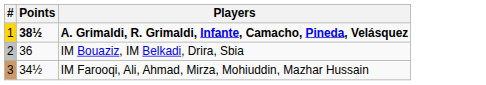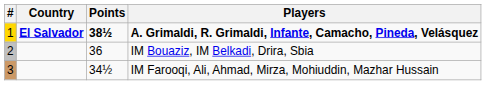+ column: (51, 13)
